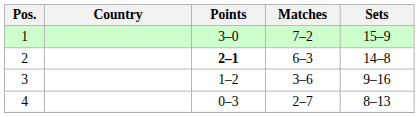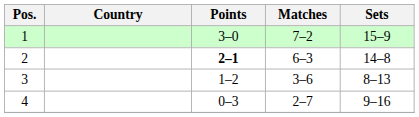(377, 79) 9–16 -> (377, 79) 8–13
(377, 101) 8–13 -> (377, 101) 9–16
